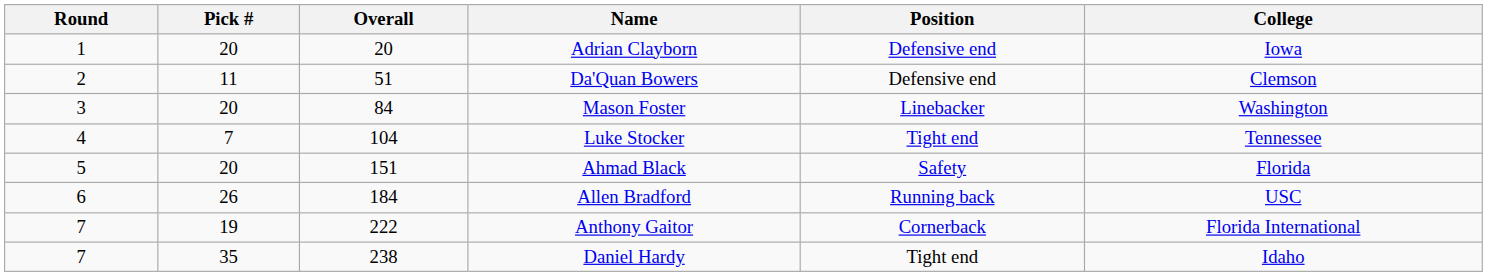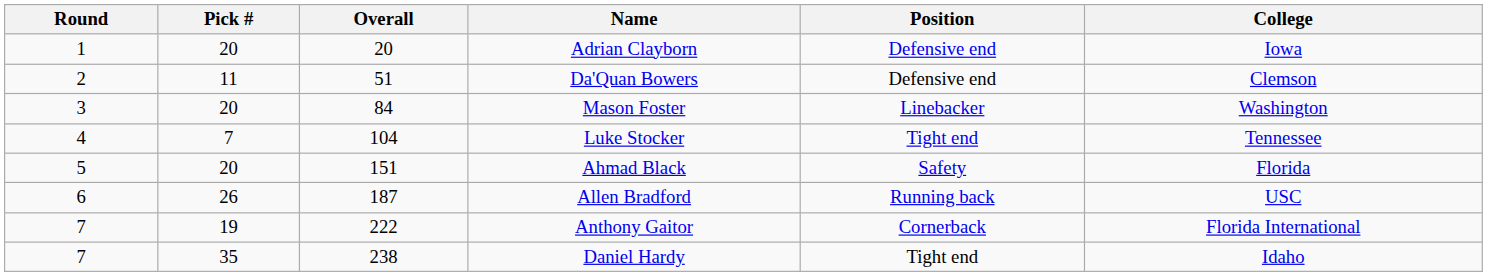(384, 197) 184 -> (384, 197) 187
